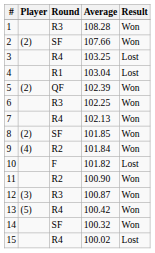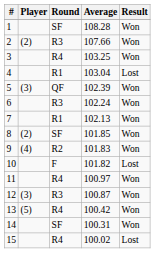(57, 27) R3 -> (57, 27) SF
(57, 42) SF -> (57, 42) R3
(130, 57) Lost -> (131, 57) Won
(26, 88) (2) -> (26, 88) (3)
(97, 103) 102.25 -> (97, 103) 102.24
(57, 118) R4 -> (57, 118) R1
(97, 149) 101.84 -> (97, 149) 101.83
(57, 179) R2 -> (57, 179) R4
(97, 179) 100.90 -> (97, 179) 100.97
(97, 225) 100.32 -> (97, 225) 100.31
